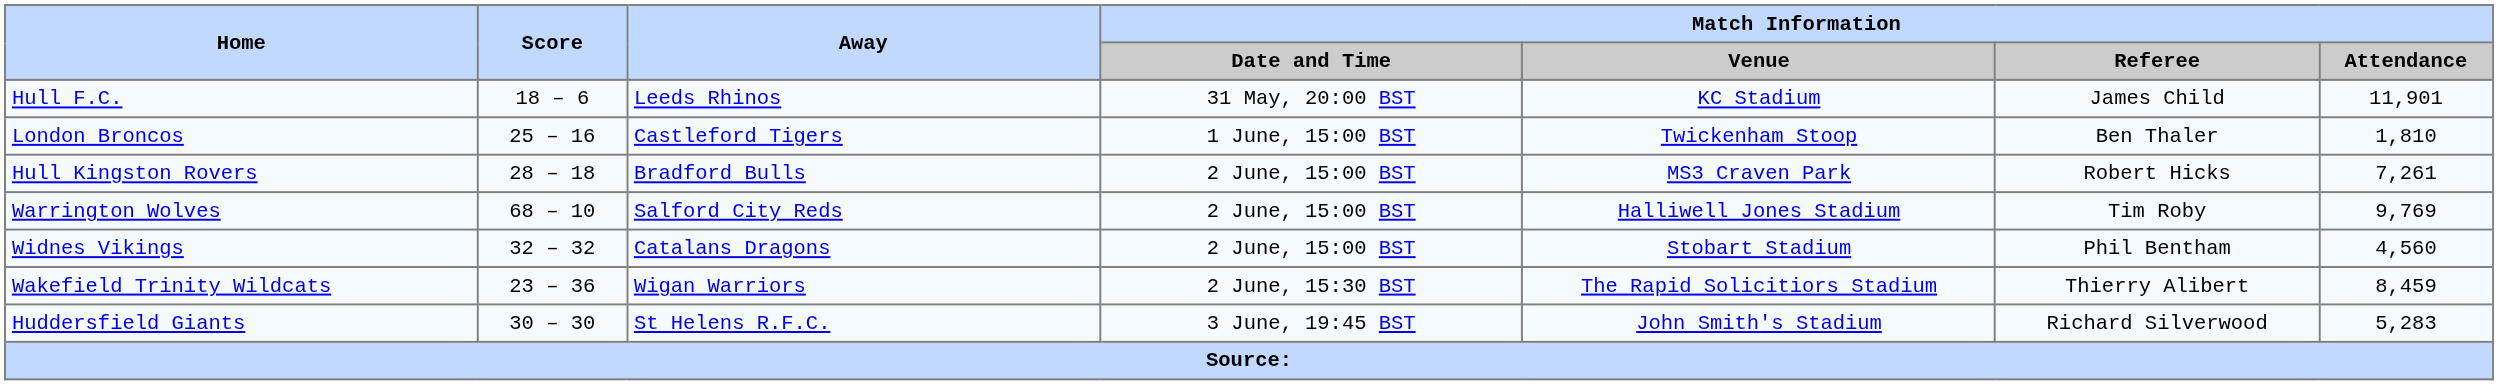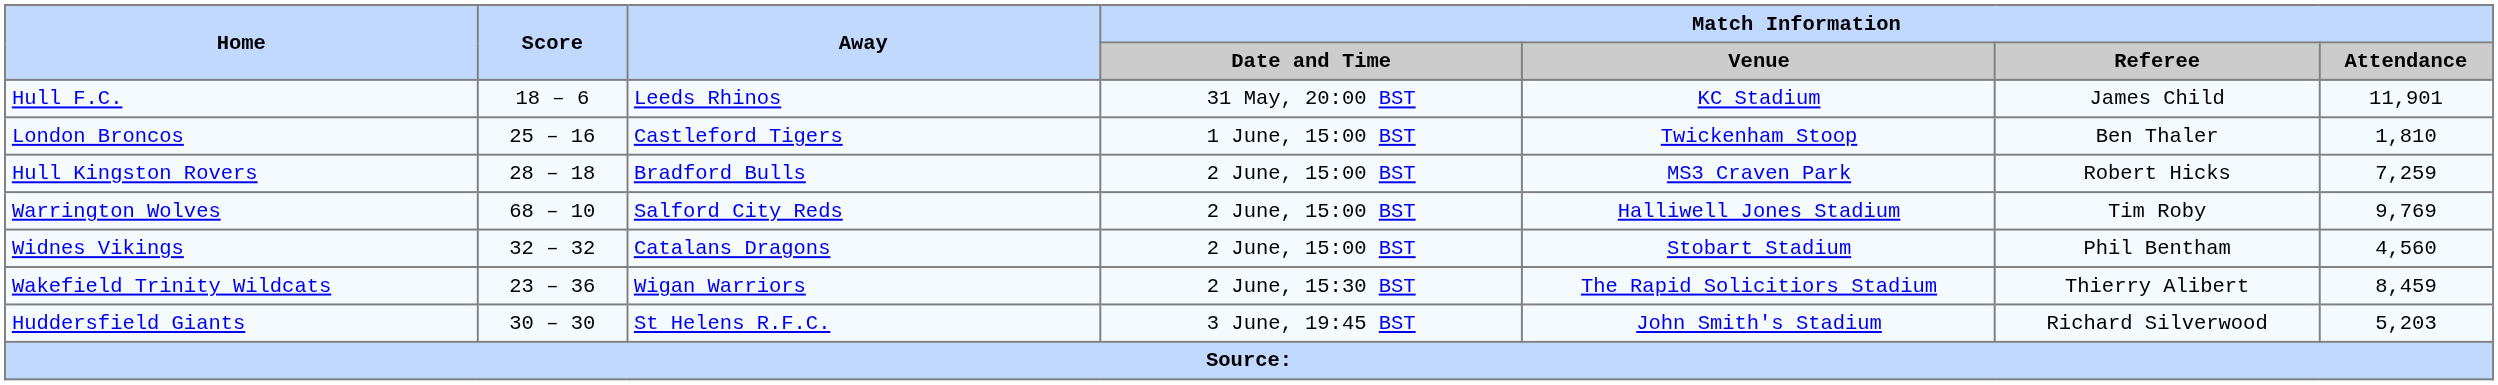(2406, 173) 7,261 -> (2406, 173) 7,259
(2406, 323) 5,283 -> (2406, 323) 5,203
